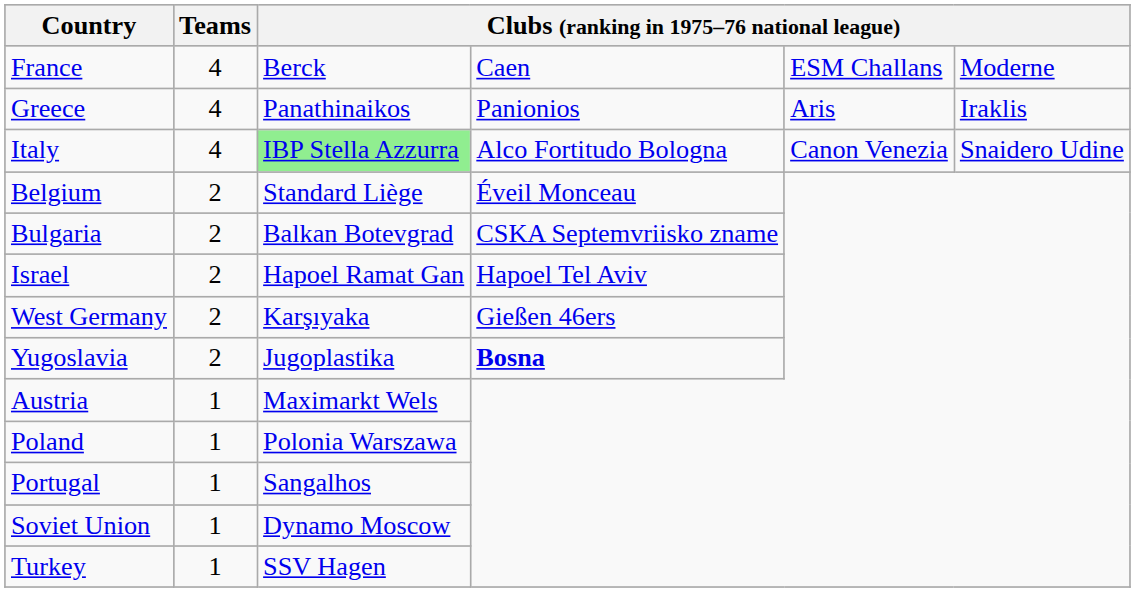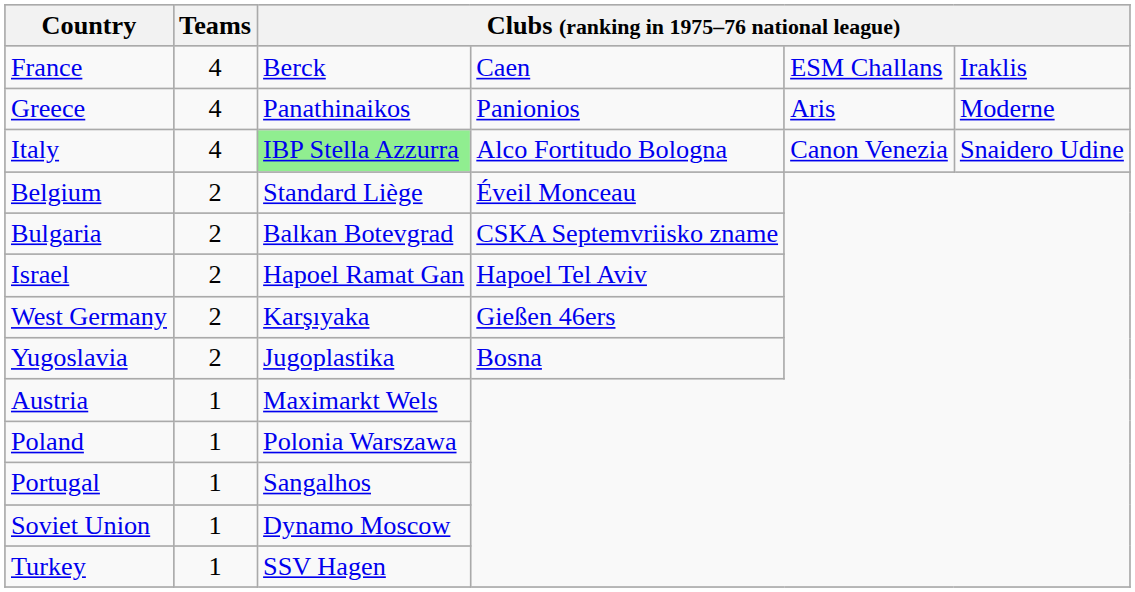(1007, 66) Moderne -> (993, 66) Iraklis
(993, 108) Iraklis -> (1007, 108) Moderne
(511, 358) bold -> (509, 358) normal
